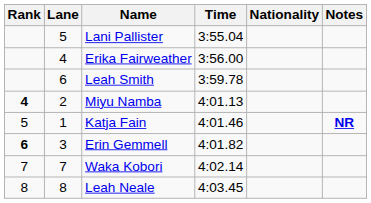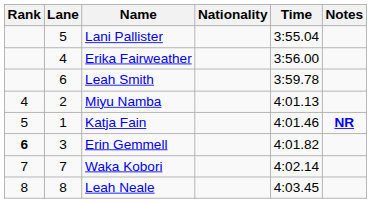columns swapped: (284, 15) <-> (221, 15)
(24, 101) bold -> (24, 101) normal
